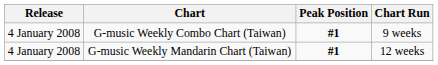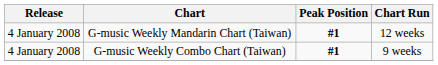rows swapped: (190, 32) <-> (190, 51)
